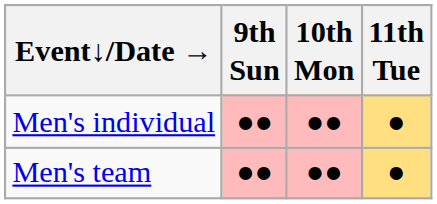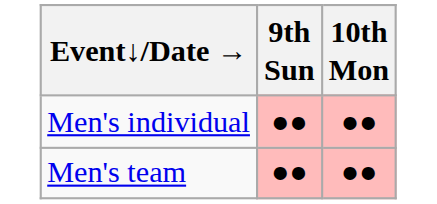- column: (396, 50)
